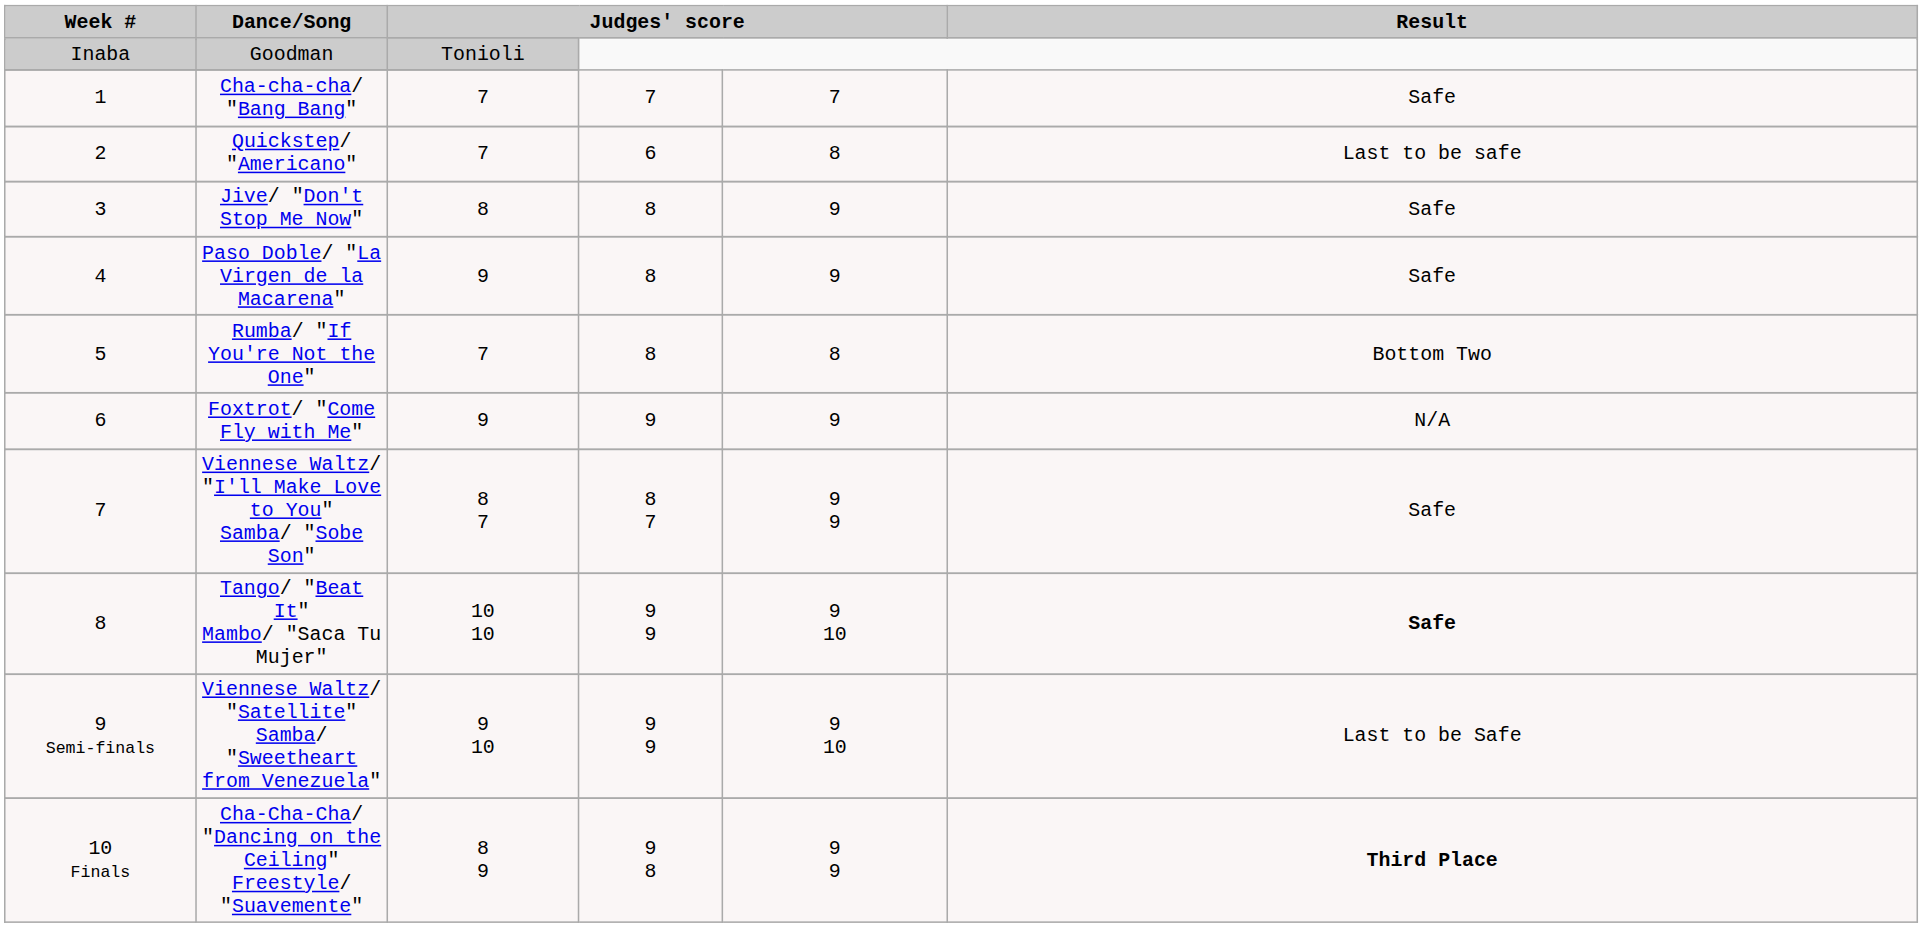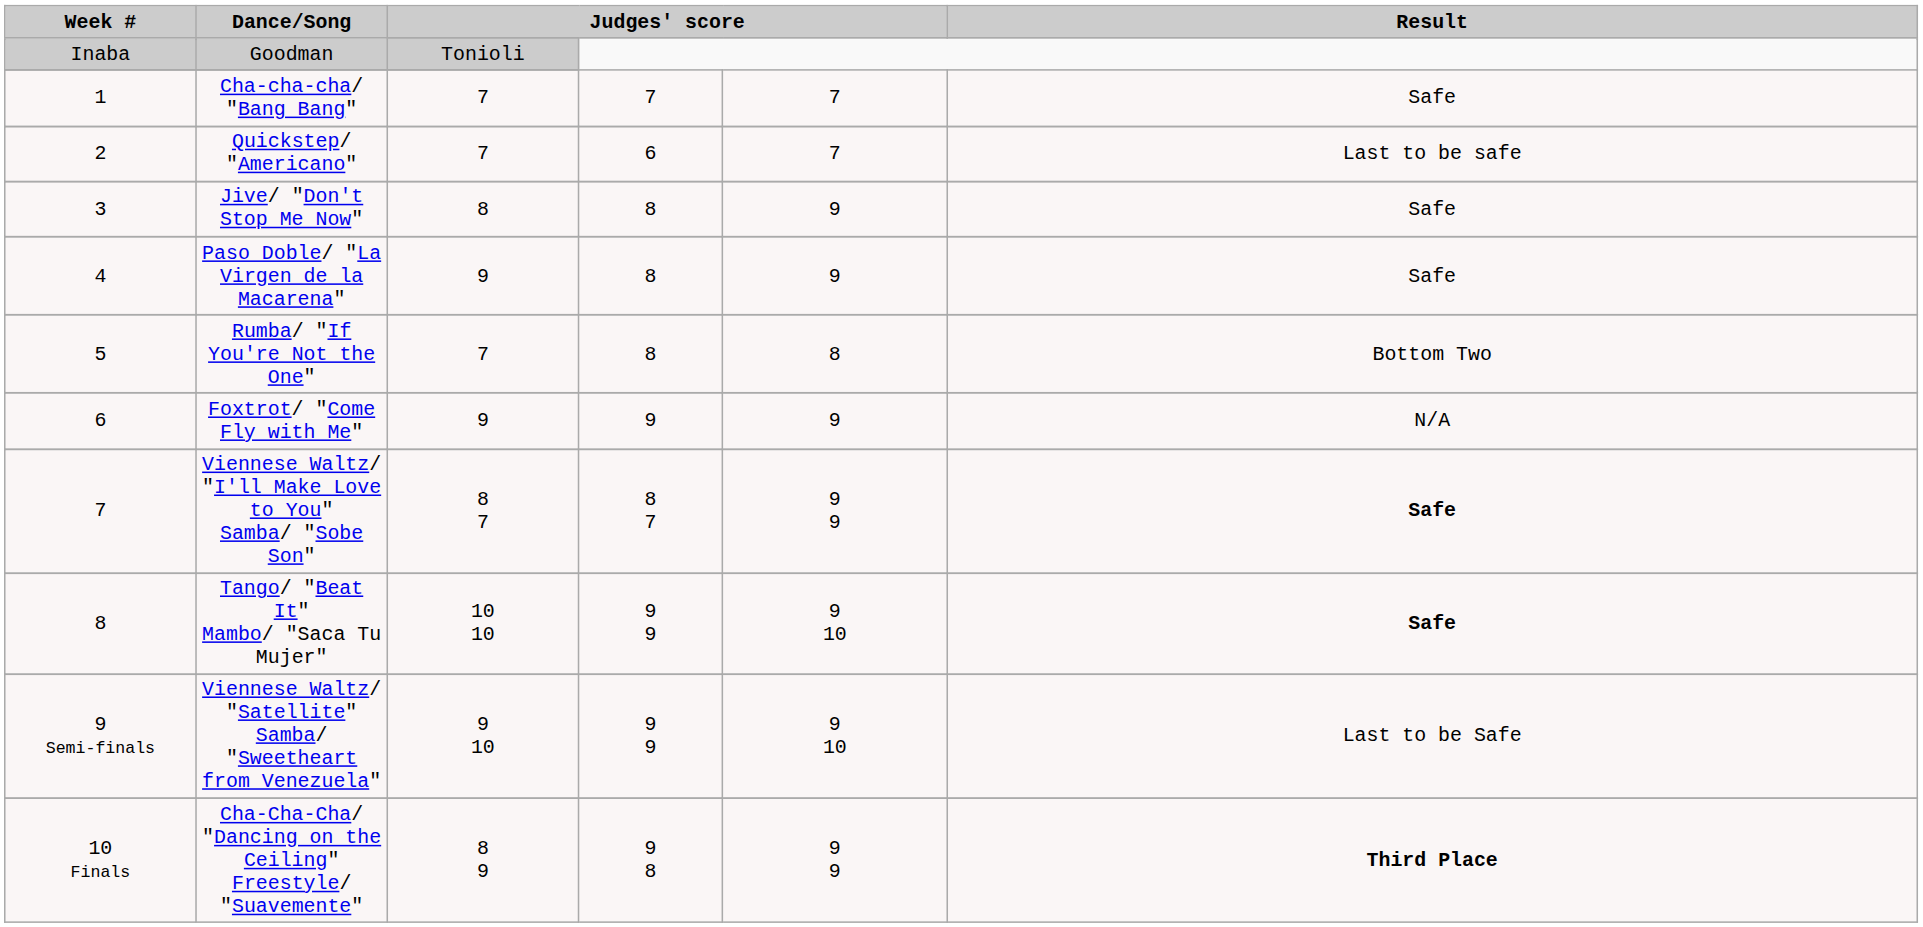(835, 154) 8 -> (835, 154) 7
(1432, 511) normal -> (1432, 511) bold
